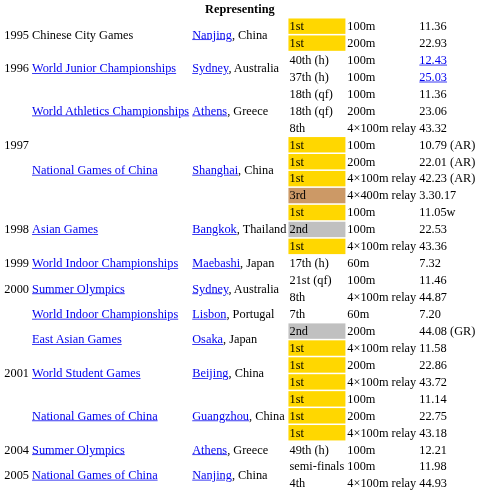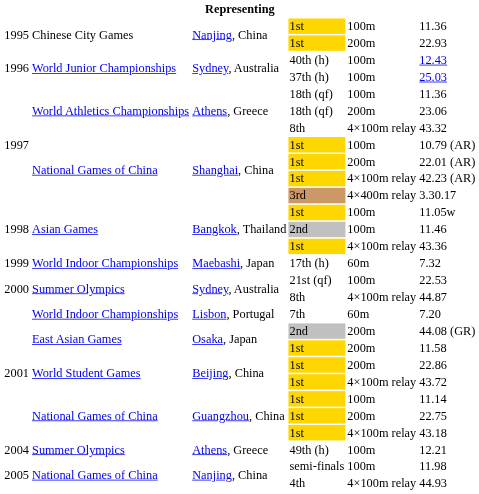(433, 229) 22.53 -> (433, 229) 11.46
(433, 280) 11.46 -> (433, 280) 22.53
(382, 348) 4×100m relay -> (361, 348) 200m
